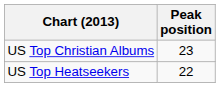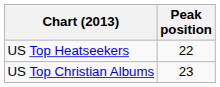rows swapped: (68, 72) <-> (81, 51)
